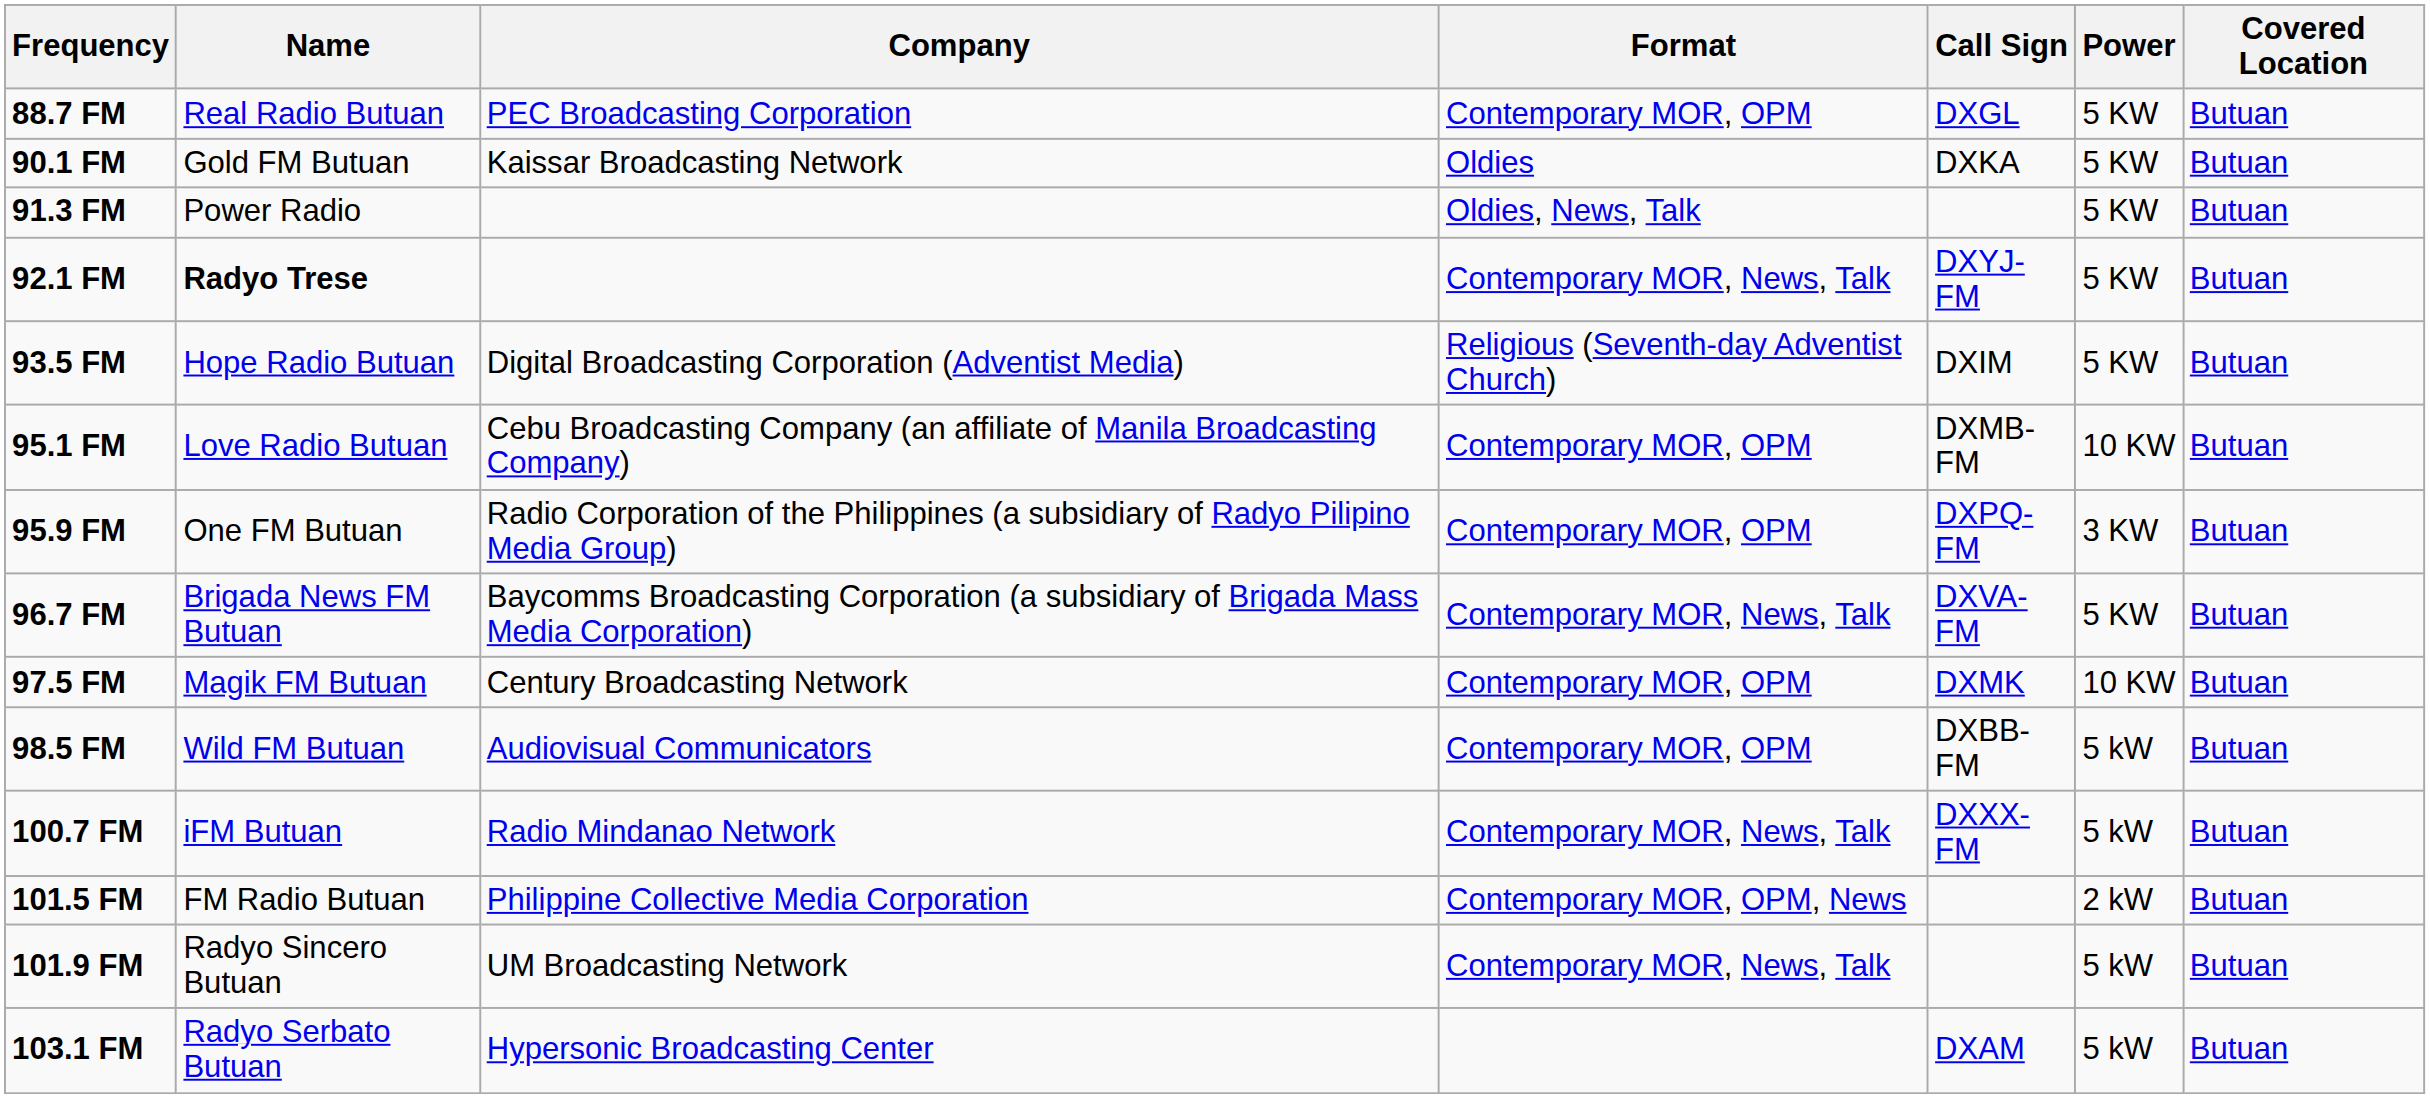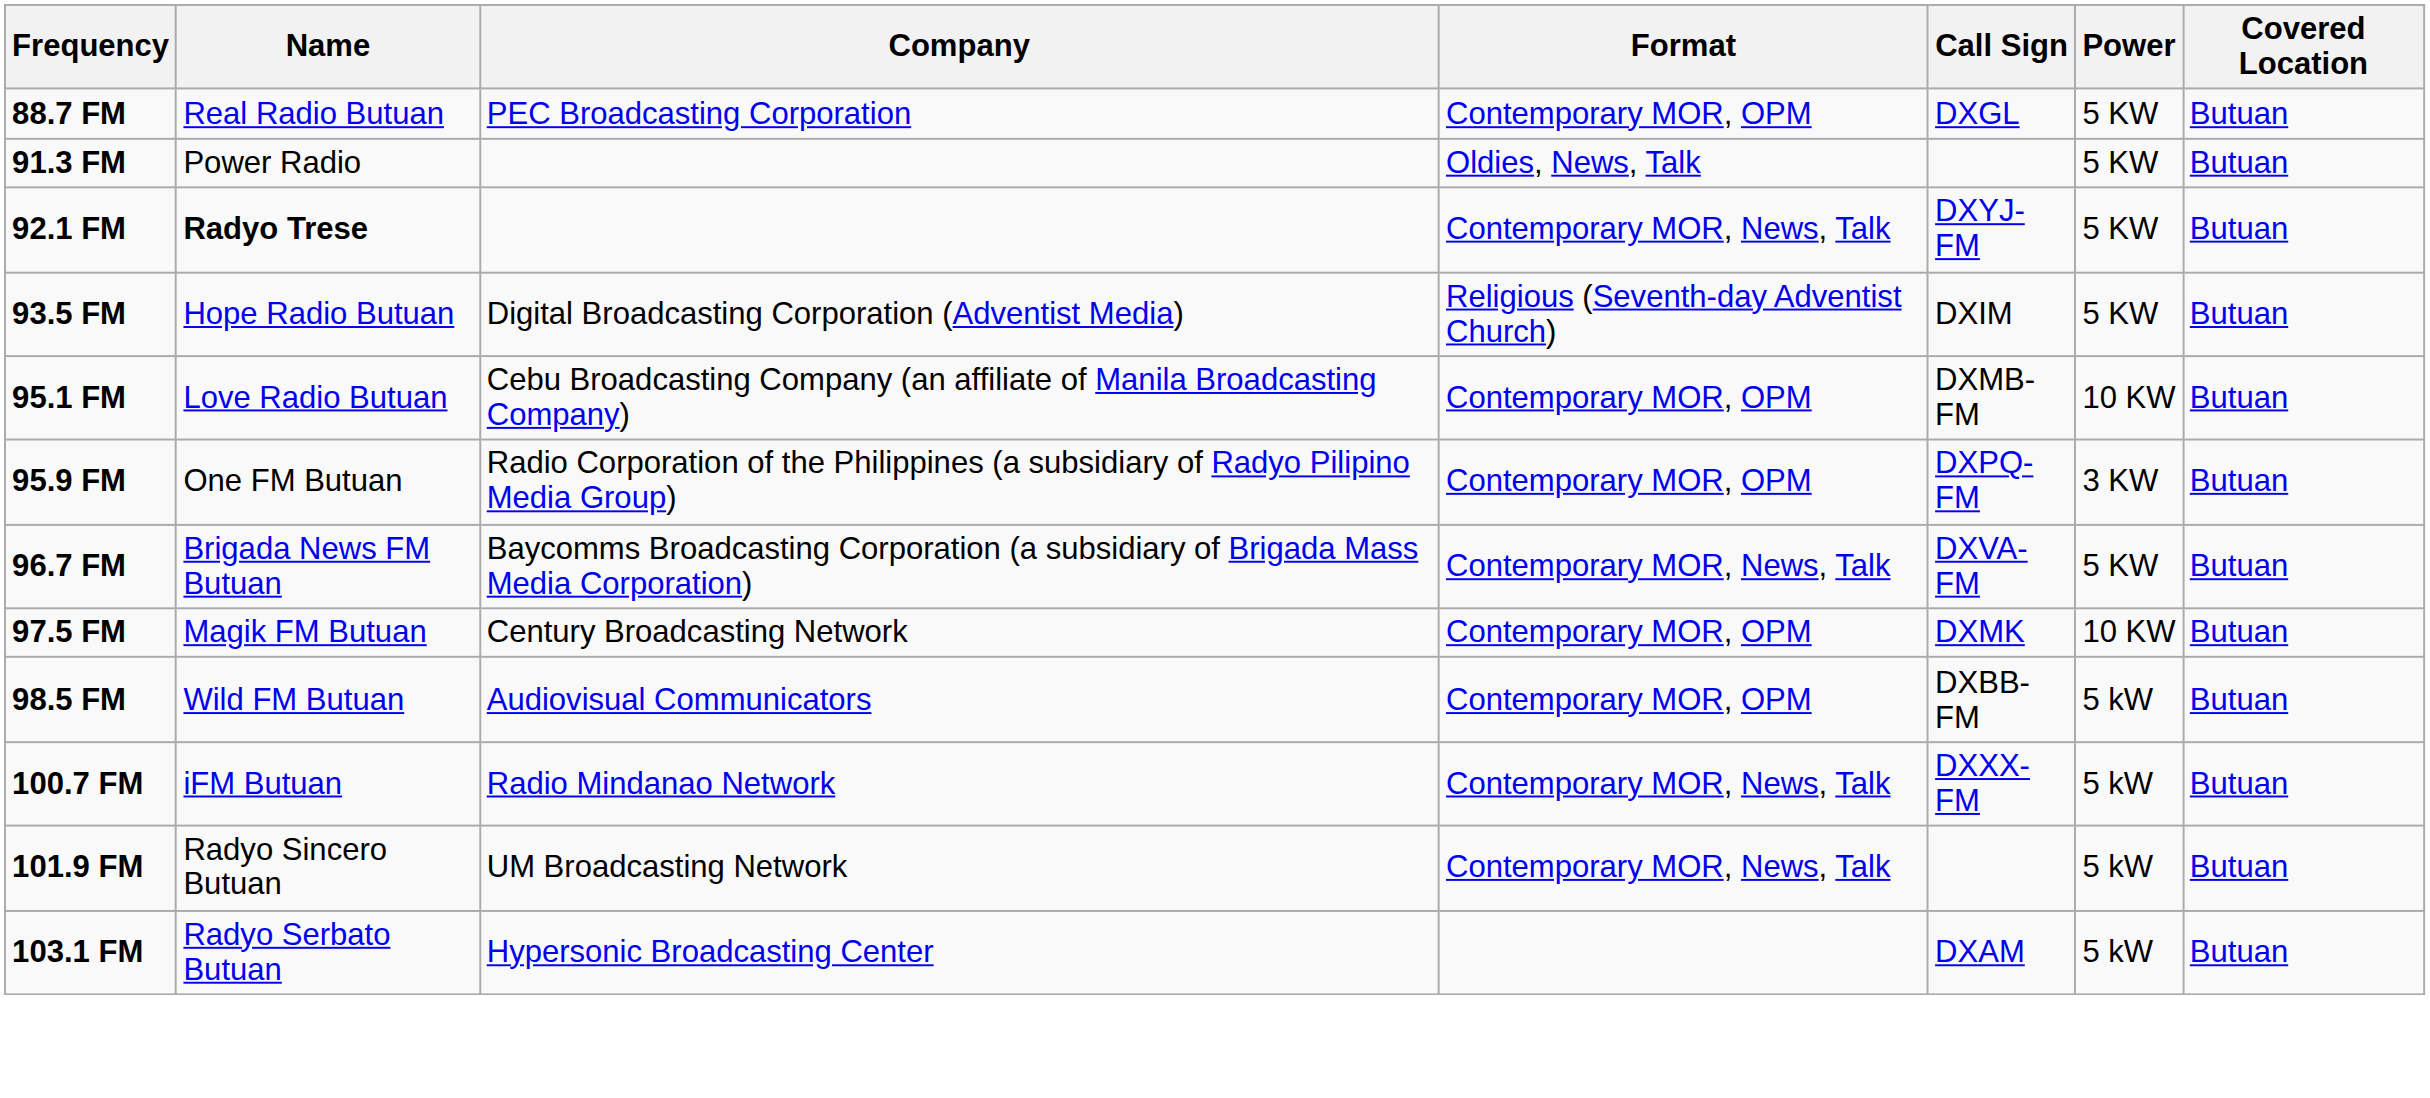- row: (69, 162)
- row: (78, 899)
